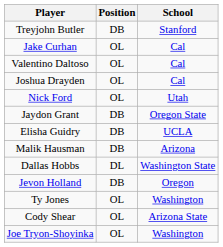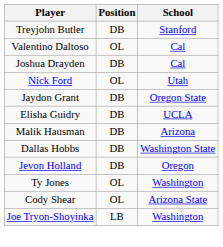- row: (50, 47)
(117, 81) OL -> (117, 64) DB
(117, 166) DL -> (117, 149) DB
(117, 234) OL -> (117, 217) LB
